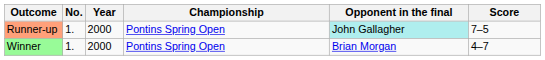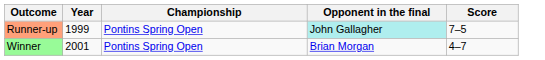- column: (74, 13)
(99, 30) 2000 -> (77, 30) 1999
(99, 47) 2000 -> (77, 47) 2001
